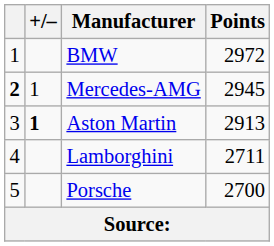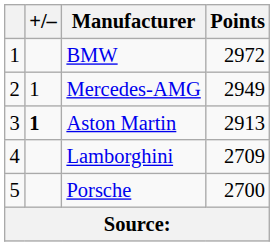(15, 89) bold -> (15, 89) normal
(244, 89) 2945 -> (244, 89) 2949
(245, 156) 2711 -> (244, 156) 2709
